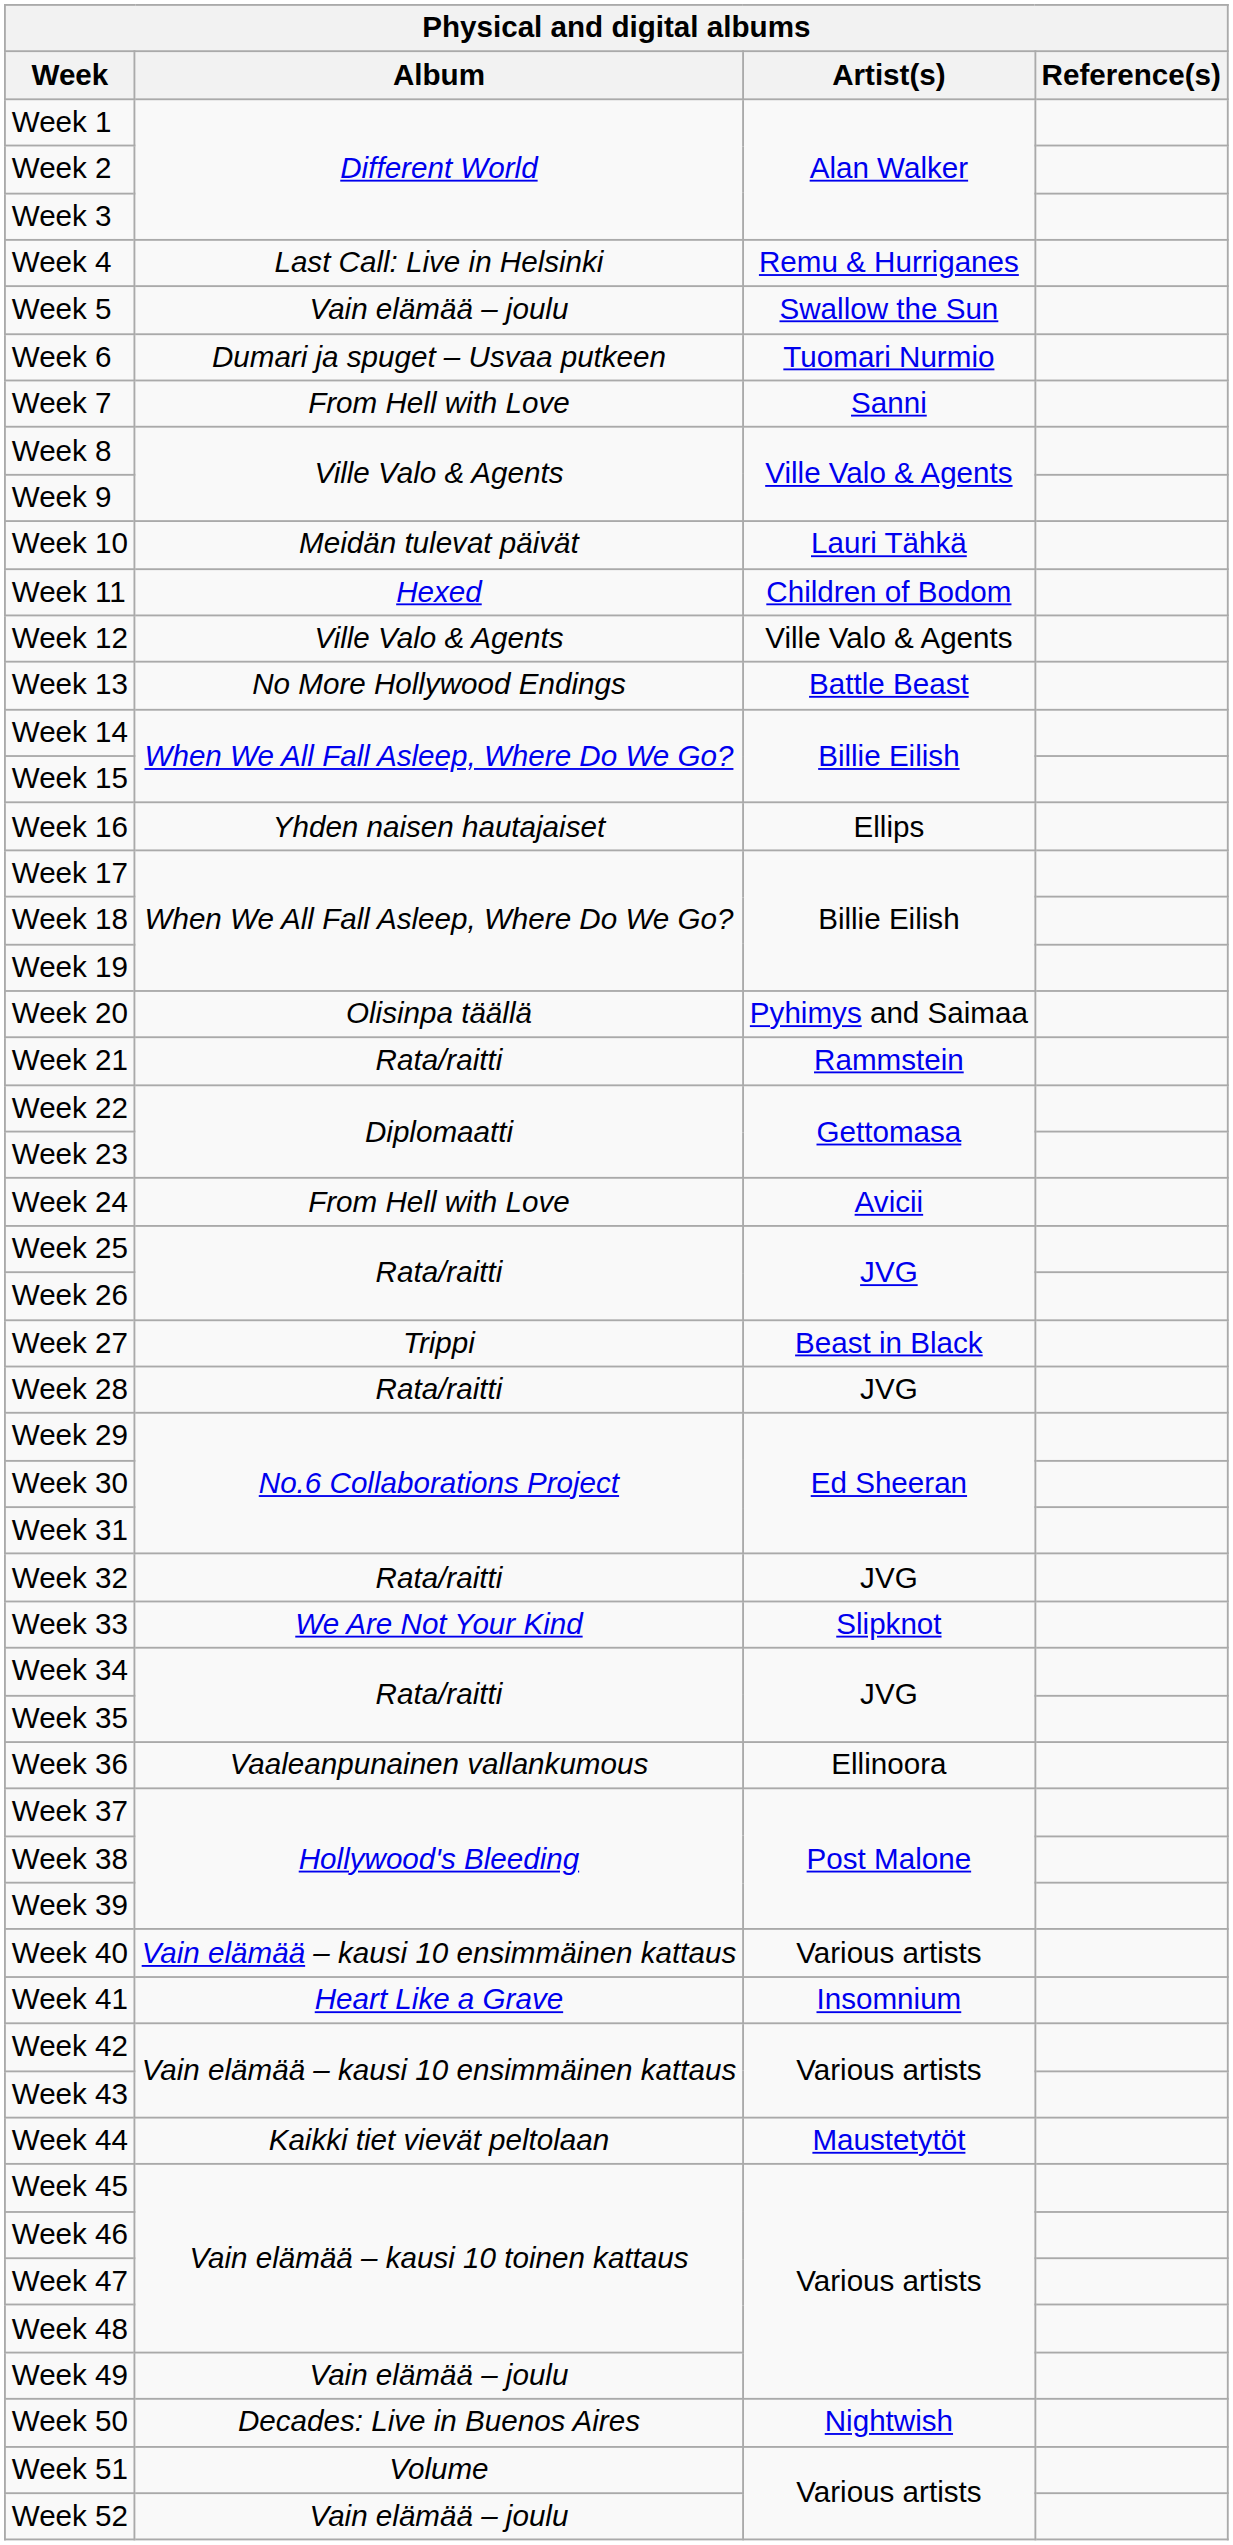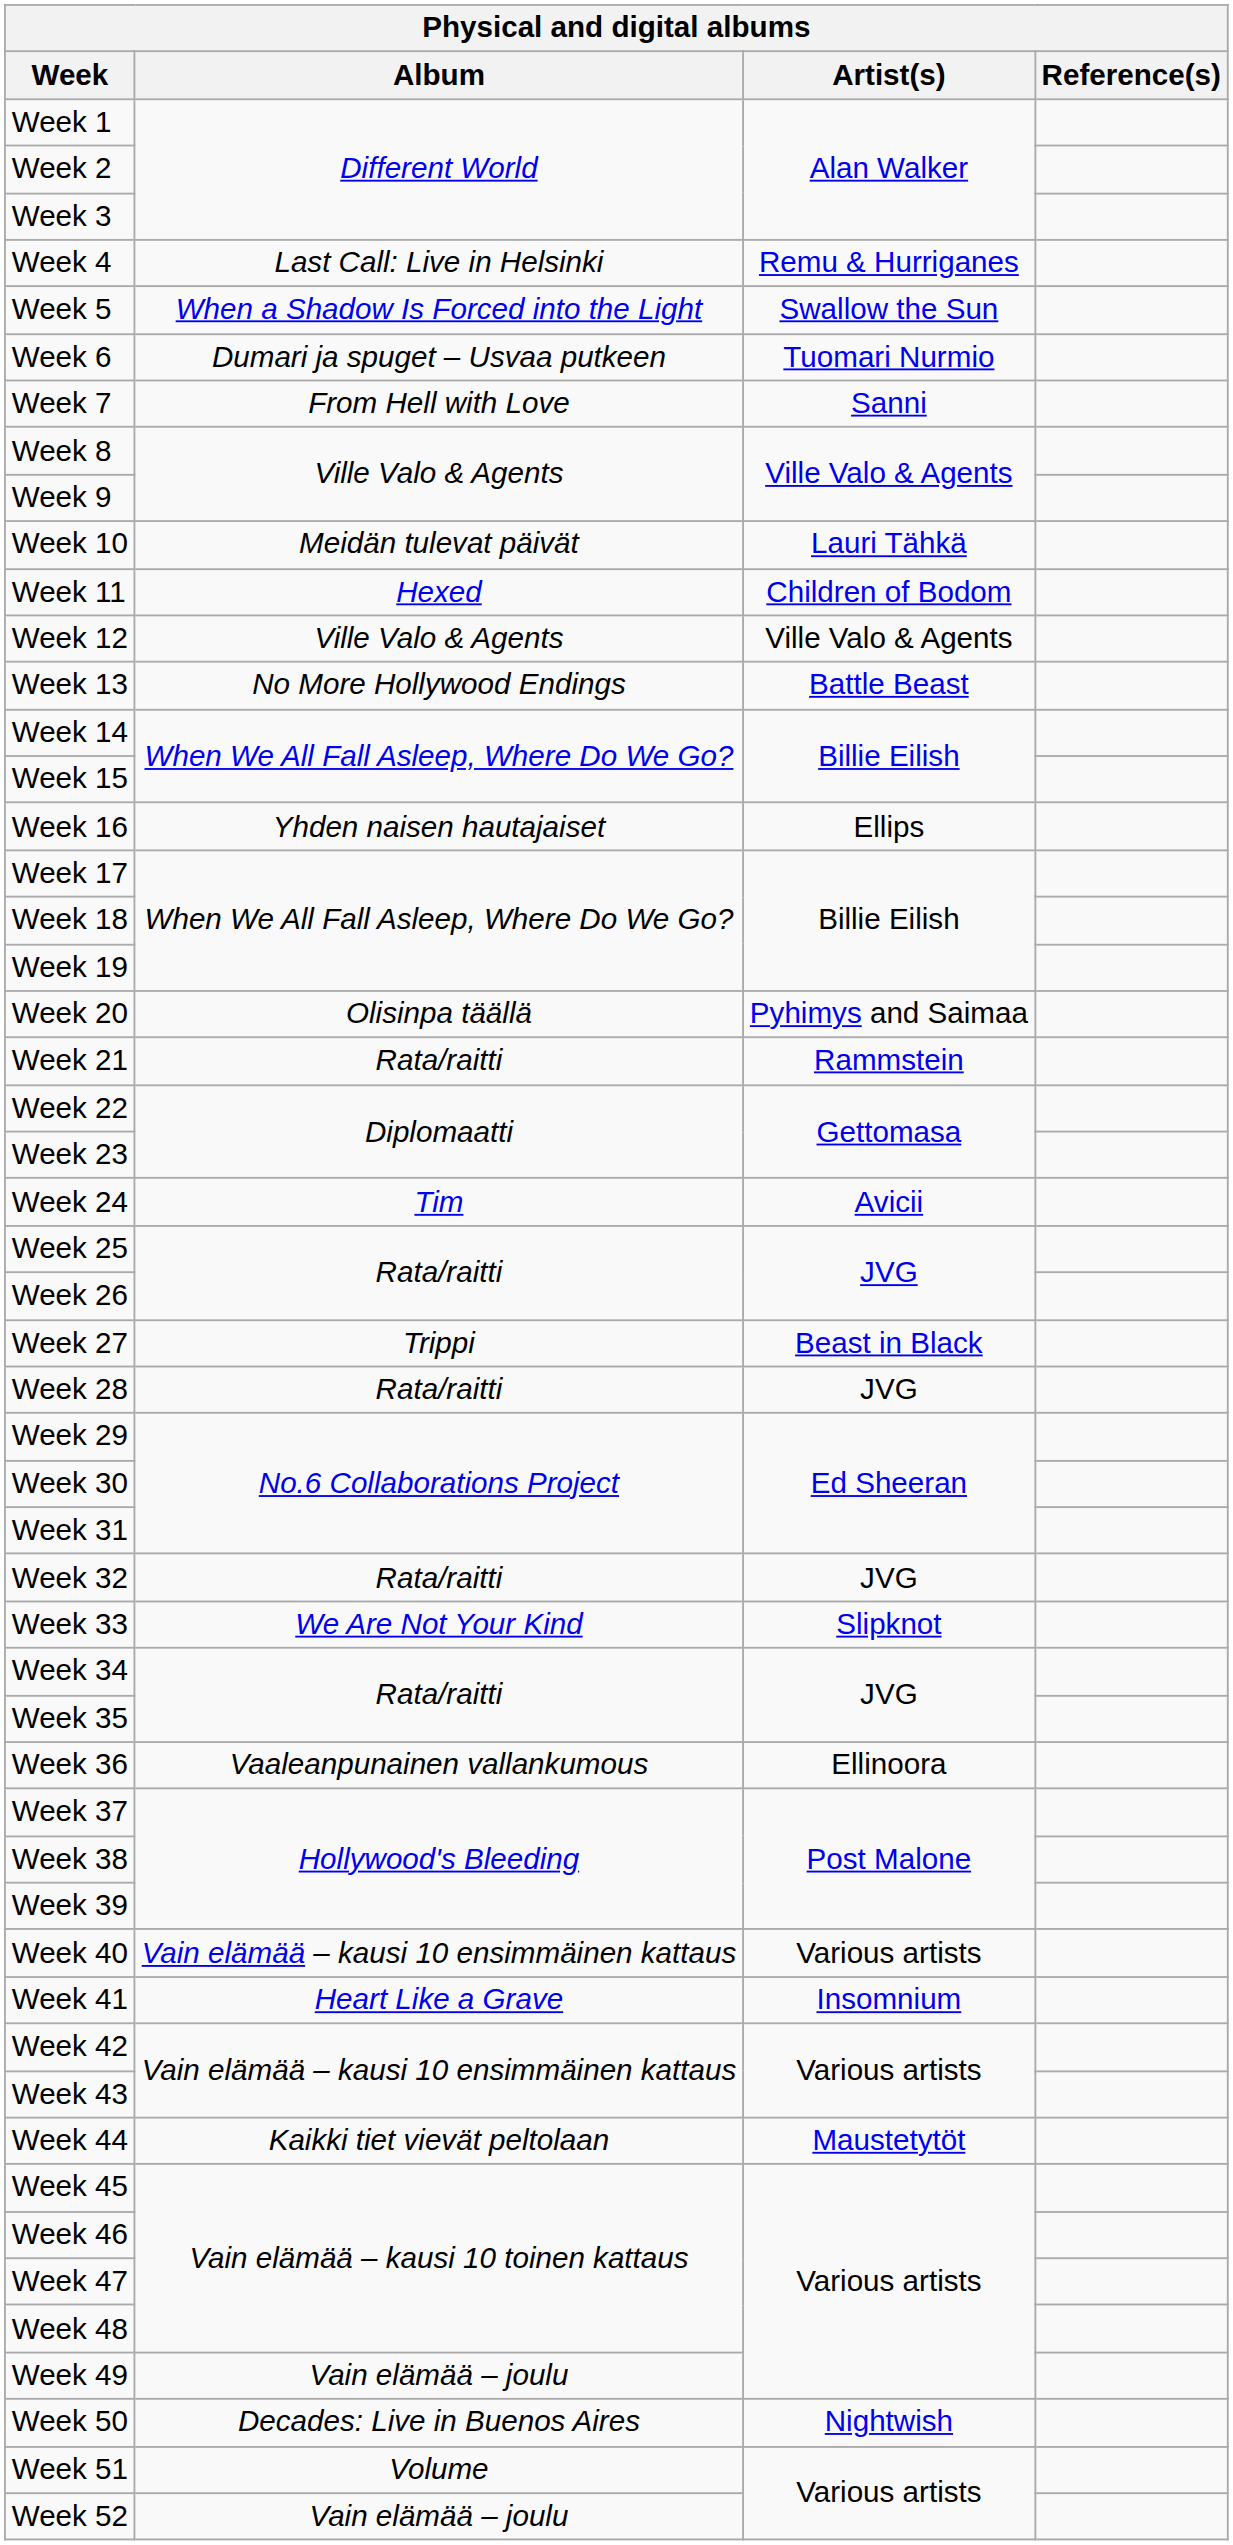(439, 309) Vain elämää – joulu -> (439, 309) When a Shadow Is Forced into the Light
(439, 1201) From Hell with Love -> (439, 1201) Tim
